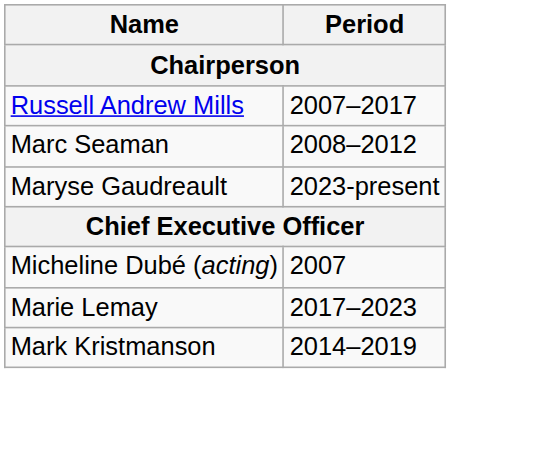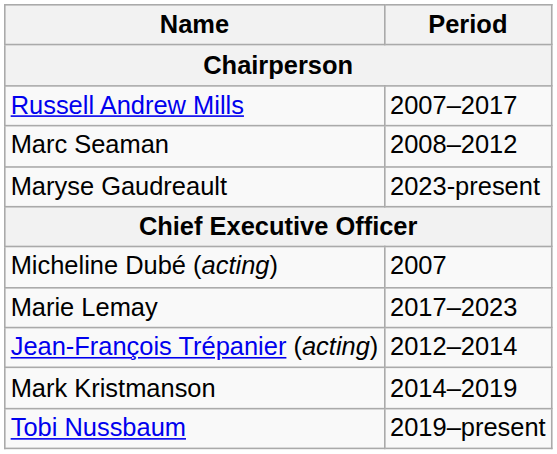+ row: (194, 347)
+ row: (98, 428)
